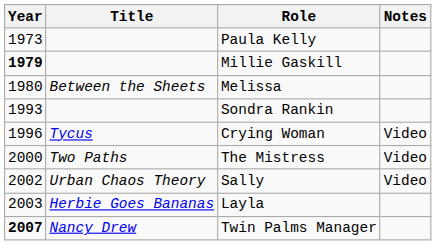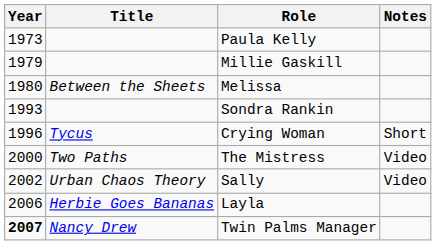(25, 63) bold -> (25, 63) normal
(405, 134) Video -> (405, 134) Short
(25, 204) 2003 -> (25, 204) 2006
